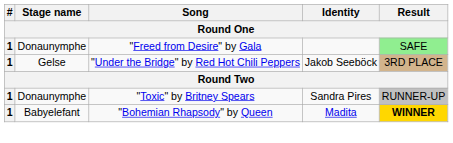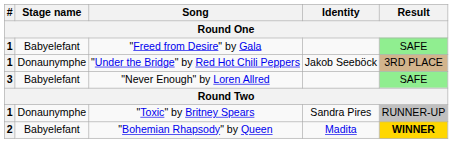(52, 46) Donaunymphe -> (52, 46) Babyelefant
(52, 63) Gelse -> (52, 63) Donaunymphe
+ row: (195, 79)
(10, 113) 1 -> (10, 130) 2
